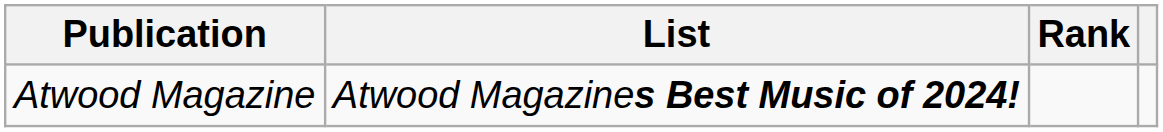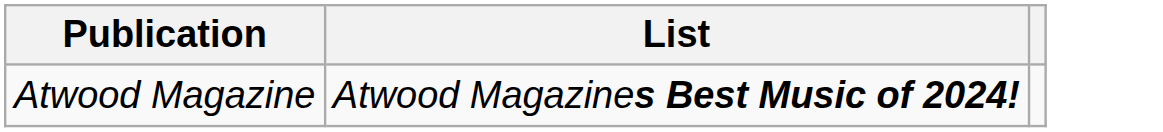- column: (1084, 34)
